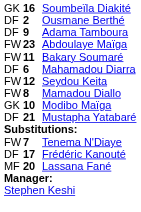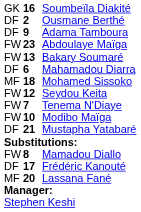(29, 57) 11 -> (29, 57) 13
+ row: (87, 81)
rows swapped: (82, 142) <-> (82, 93)
(12, 105) GK -> (13, 118) FW
